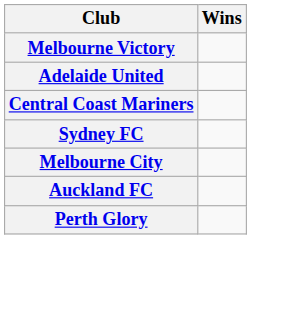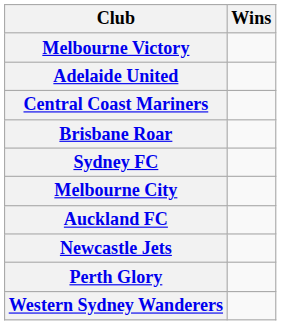+ row: (116, 133)
+ row: (116, 248)
+ row: (116, 305)
